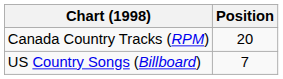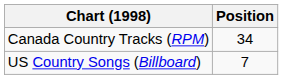(245, 39) 20 -> (245, 39) 34
